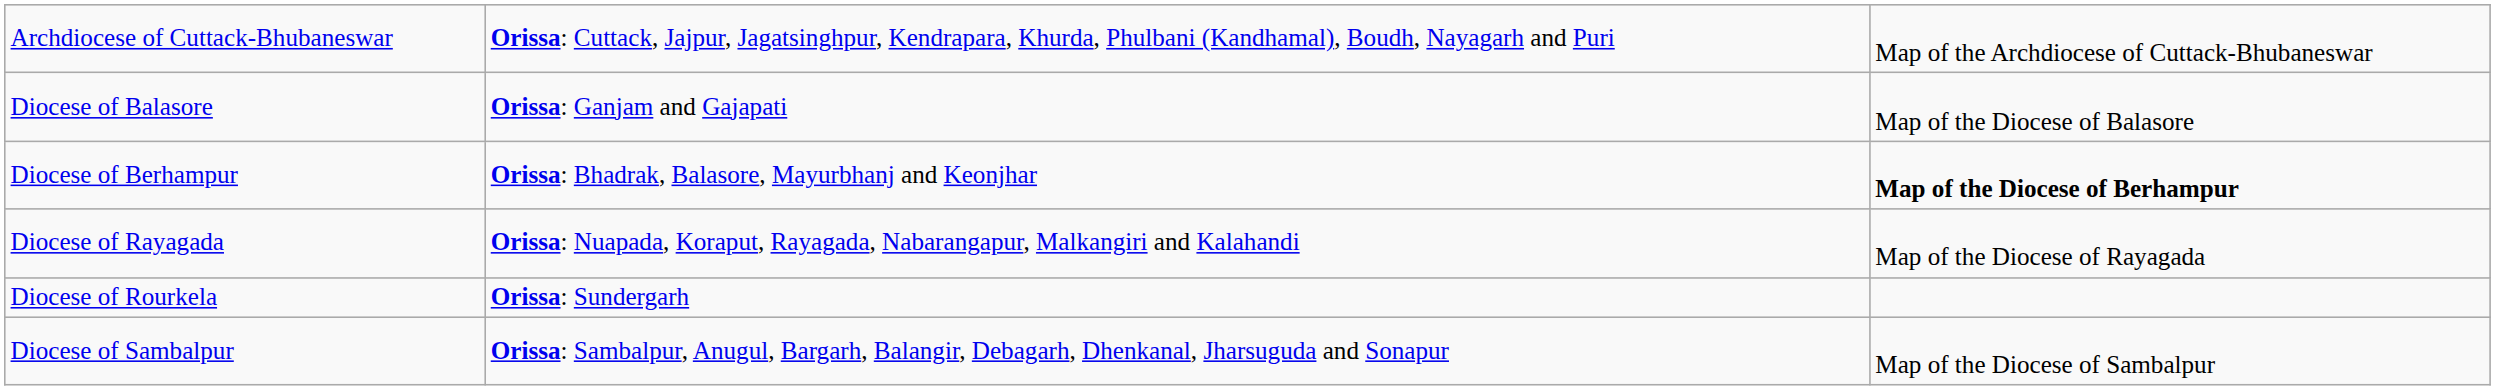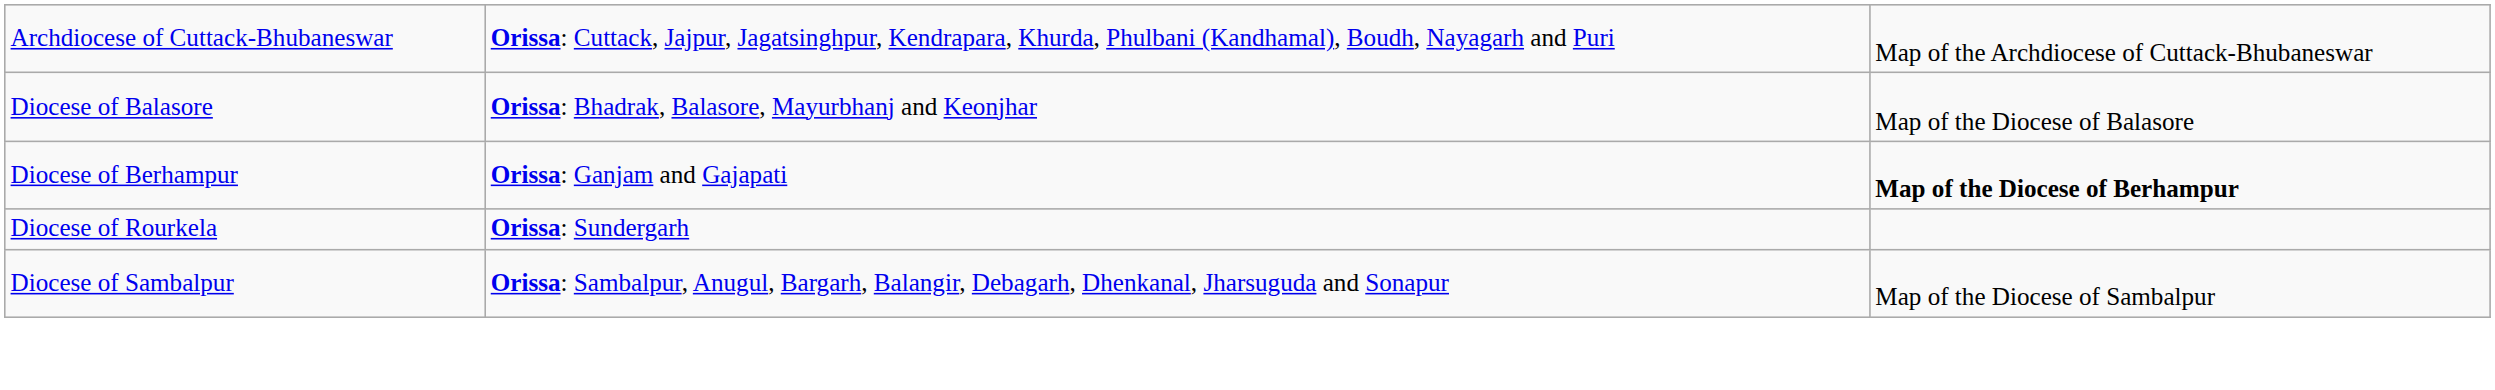(639, 106) Orissa: Ganjam and Gajapati -> (764, 106) Orissa: Bhadrak, Balasore, Mayurbhanj and Keonjhar
(764, 174) Orissa: Bhadrak, Balasore, Mayurbhanj and Keonjhar -> (639, 174) Orissa: Ganjam and Gajapati
- row: (117, 242)
